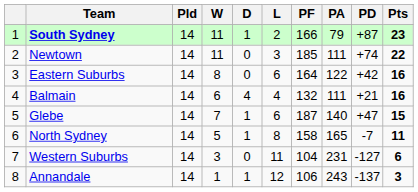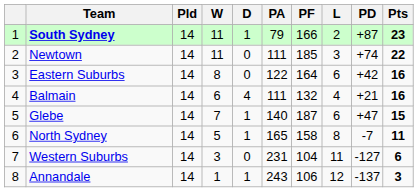columns swapped: (277, 14) <-> (337, 14)
